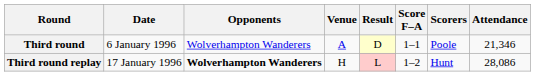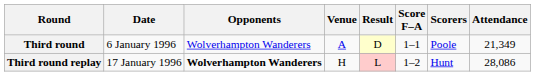(500, 44) 21,346 -> (500, 44) 21,349
